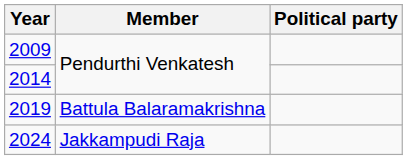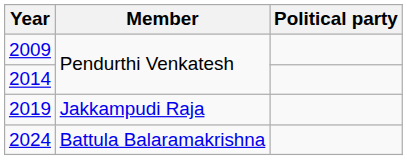(162, 109) Battula Balaramakrishna -> (132, 109) Jakkampudi Raja
(132, 139) Jakkampudi Raja -> (162, 139) Battula Balaramakrishna
